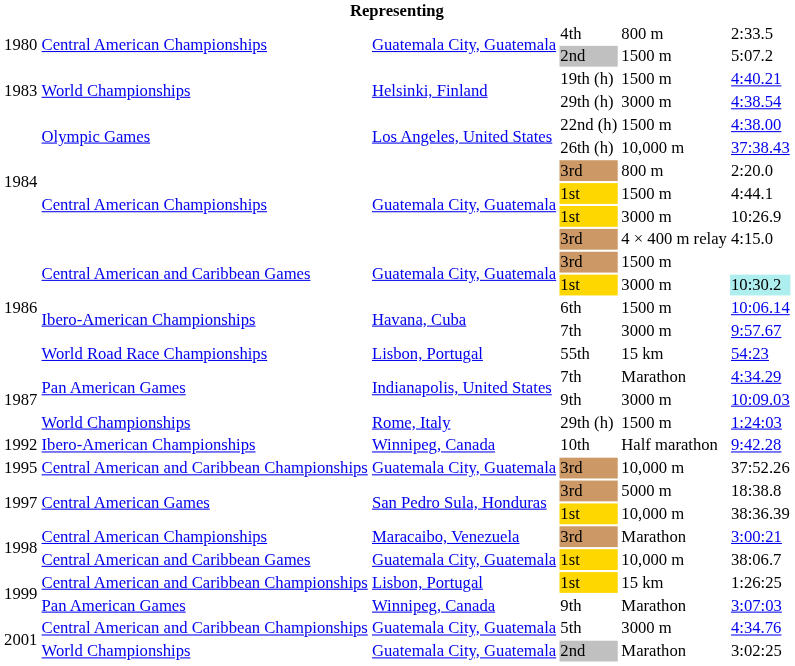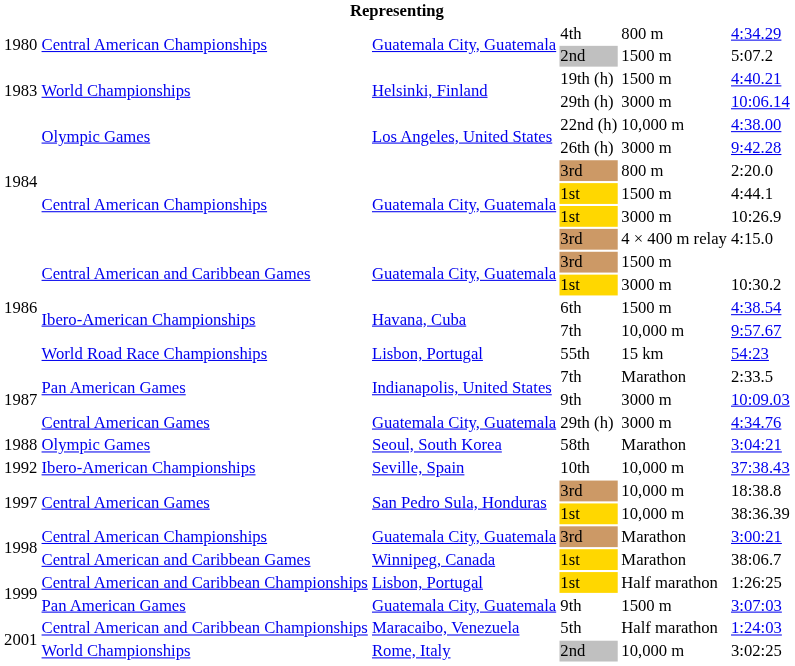(752, 33) 2:33.5 -> (756, 33) 4:34.29
(756, 101) 4:38.54 -> (760, 101) 10:06.14
(647, 124) 1500 m -> (653, 124) 10,000 m
(653, 147) 10,000 m -> (647, 147) 3000 m
(760, 147) 37:38.43 -> (756, 147) 9:42.28
(756, 285) paleturquoise background -> (756, 285) no background
(760, 307) 10:06.14 -> (756, 307) 4:38.54
(647, 330) 3000 m -> (653, 330) 10,000 m
(756, 376) 4:34.29 -> (752, 376) 2:33.5
(116, 422) World Championships -> (126, 422) Central American Games
(411, 422) Rome, Italy -> (464, 422) Guatemala City, Guatemala
(647, 422) 1500 m -> (647, 422) 3000 m
(756, 422) 1:24:03 -> (756, 422) 4:34.76
+ row: (21, 445)
(434, 445) Winnipeg, Canada -> (418, 468) Seville, Spain
(670, 445) Half marathon -> (653, 468) 10,000 m
(756, 445) 9:42.28 -> (760, 468) 37:38.43
- row: (21, 468)
(647, 490) 5000 m -> (653, 490) 10,000 m
(446, 536) Maracaibo, Venezuela -> (464, 536) Guatemala City, Guatemala
(464, 559) Guatemala City, Guatemala -> (434, 559) Winnipeg, Canada
(653, 559) 10,000 m -> (654, 559) Marathon
(642, 582) 15 km -> (670, 582) Half marathon
(434, 605) Winnipeg, Canada -> (464, 605) Guatemala City, Guatemala
(654, 605) Marathon -> (647, 605) 1500 m
(464, 628) Guatemala City, Guatemala -> (446, 628) Maracaibo, Venezuela
(647, 628) 3000 m -> (670, 628) Half marathon
(756, 628) 4:34.76 -> (756, 628) 1:24:03
(464, 651) Guatemala City, Guatemala -> (411, 651) Rome, Italy
(654, 651) Marathon -> (653, 651) 10,000 m
